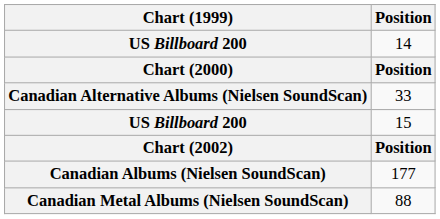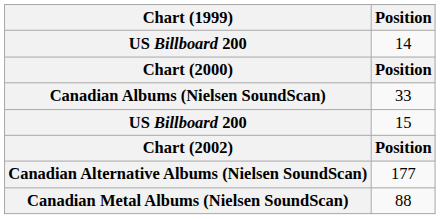(188, 95) Canadian Alternative Albums (Nielsen SoundScan) -> (188, 95) Canadian Albums (Nielsen SoundScan)
(188, 174) Canadian Albums (Nielsen SoundScan) -> (188, 174) Canadian Alternative Albums (Nielsen SoundScan)
